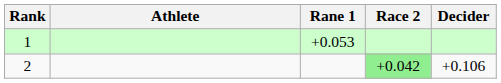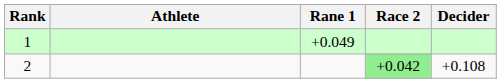(333, 41) +0.053 -> (333, 41) +0.049
(463, 66) +0.106 -> (463, 66) +0.108
